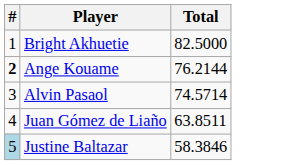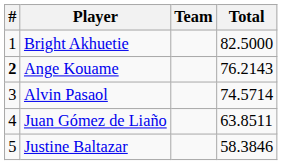+ column: (193, 17)
(201, 69) 76.2144 -> (247, 69) 76.2143
(12, 146) lightblue background -> (12, 146) no background
